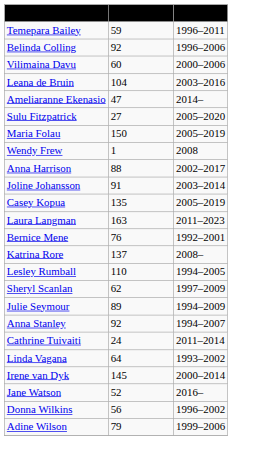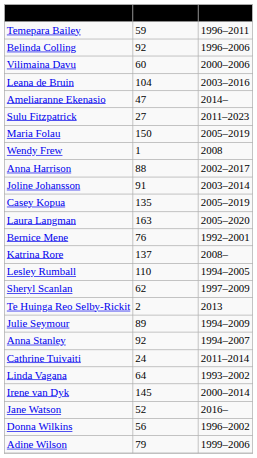(201, 116) 2005–2020 -> (225, 116) 2011–2023
(200, 220) 2011–2023 -> (225, 220) 2005–2020
+ row: (69, 306)
